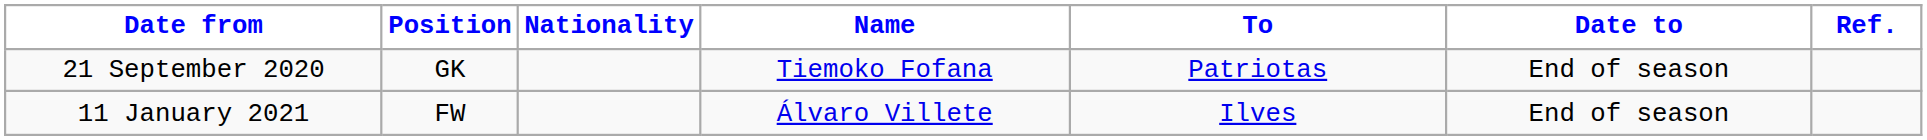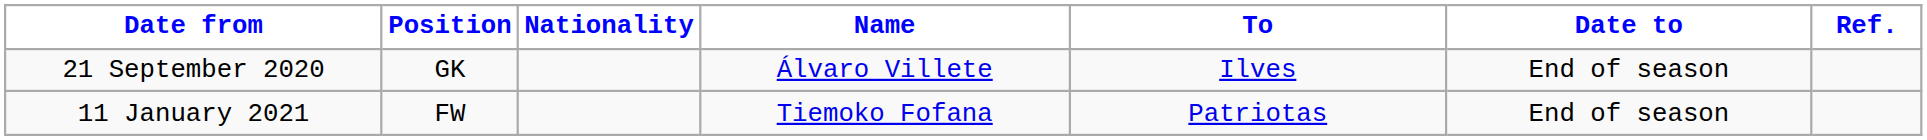(885, 70) Tiemoko Fofana -> (885, 70) Álvaro Villete
(1258, 70) Patriotas -> (1258, 70) Ilves
(885, 113) Álvaro Villete -> (885, 113) Tiemoko Fofana
(1258, 113) Ilves -> (1258, 113) Patriotas
